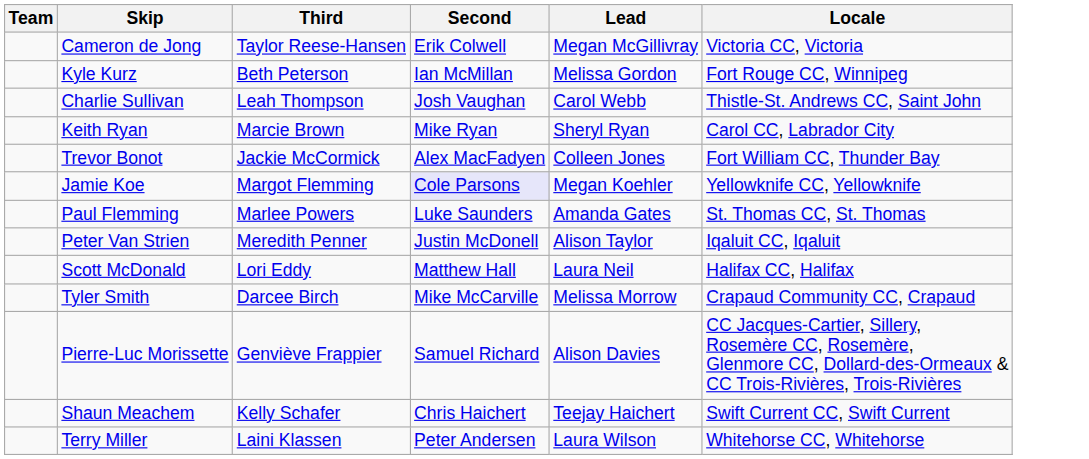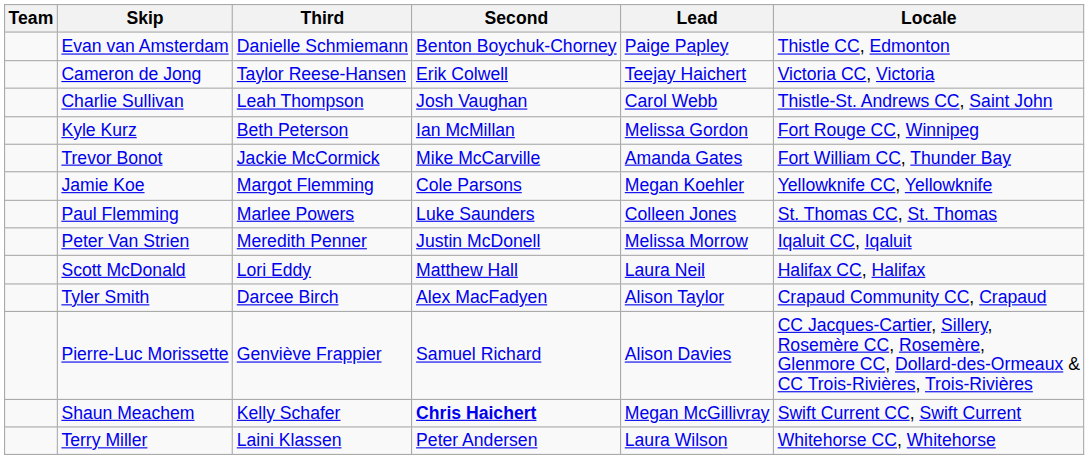+ row: (145, 46)
(626, 46) Megan McGillivray -> (685, 74) Teejay Haichert
rows swapped: (99, 74) <-> (123, 102)
- row: (104, 130)
(480, 158) Alex MacFadyen -> (478, 158) Mike McCarville
(609, 158) Colleen Jones -> (683, 158) Amanda Gates
(467, 185) lavender background -> (469, 185) no background
(612, 213) Amanda Gates -> (681, 213) Colleen Jones
(603, 241) Alison Taylor -> (686, 241) Melissa Morrow
(476, 297) Mike McCarville -> (482, 297) Alex MacFadyen
(615, 297) Melissa Morrow -> (675, 297) Alison Taylor
(470, 412) normal -> (476, 412) bold
(614, 412) Teejay Haichert -> (697, 412) Megan McGillivray
